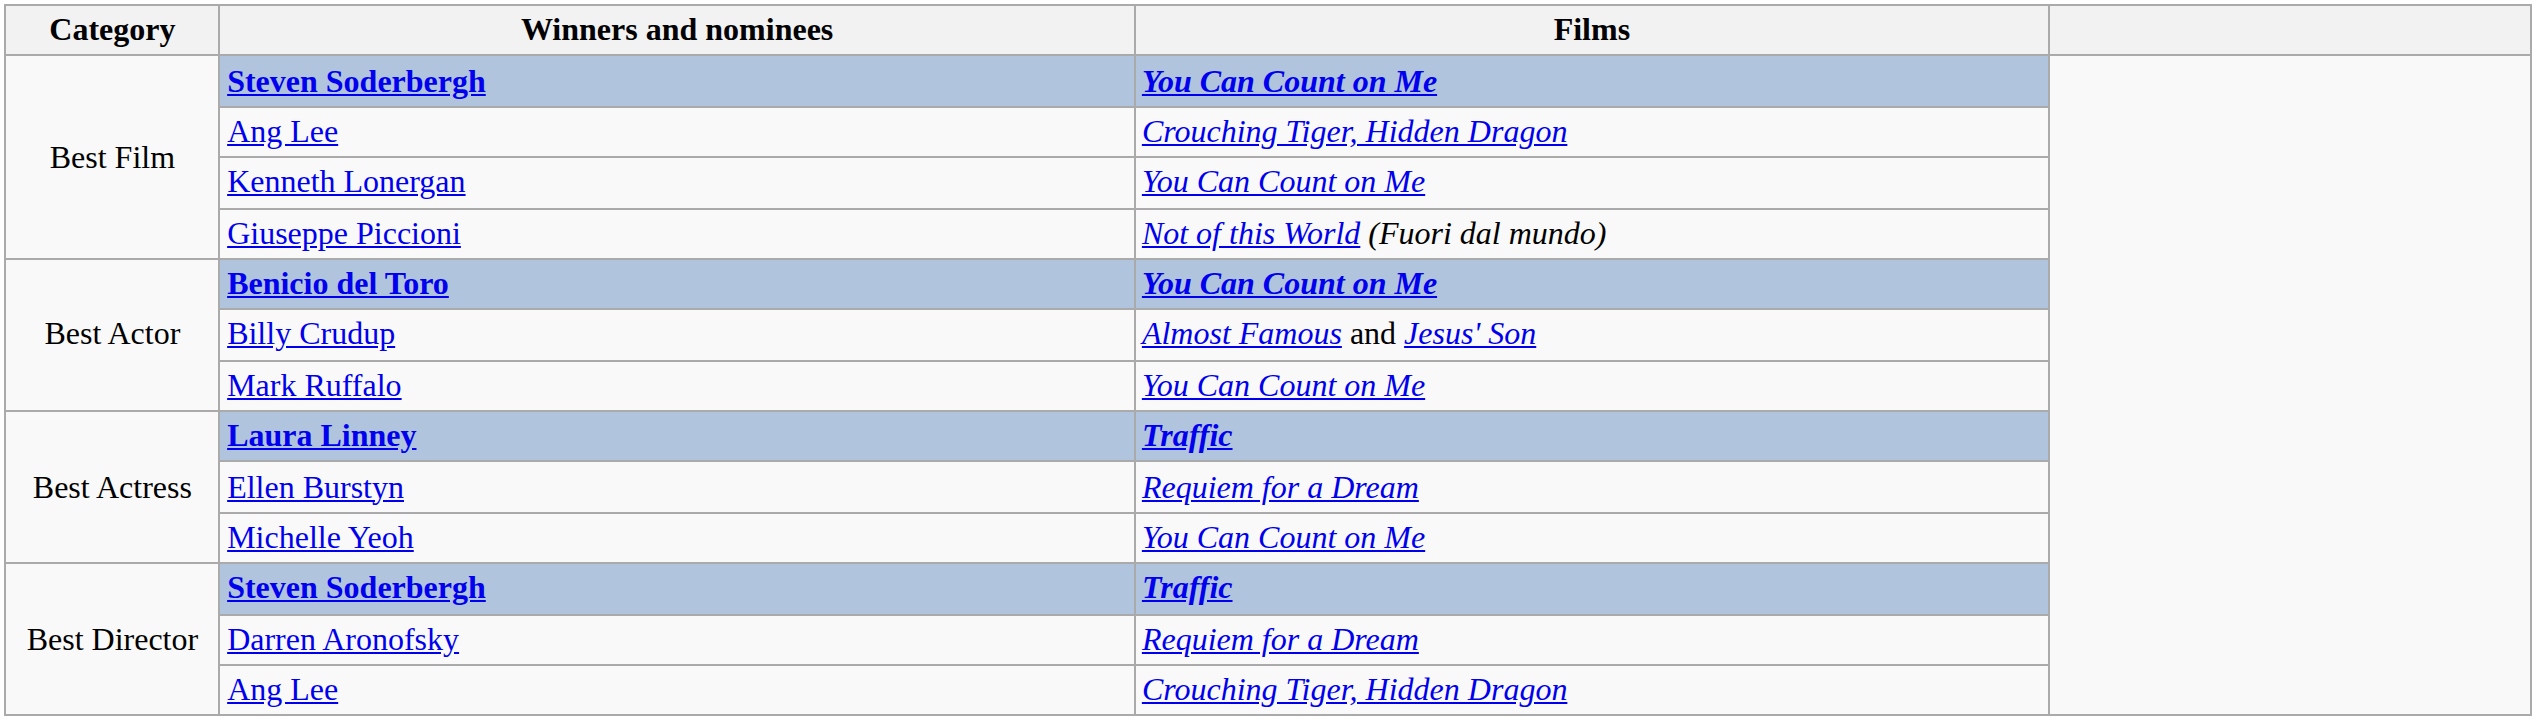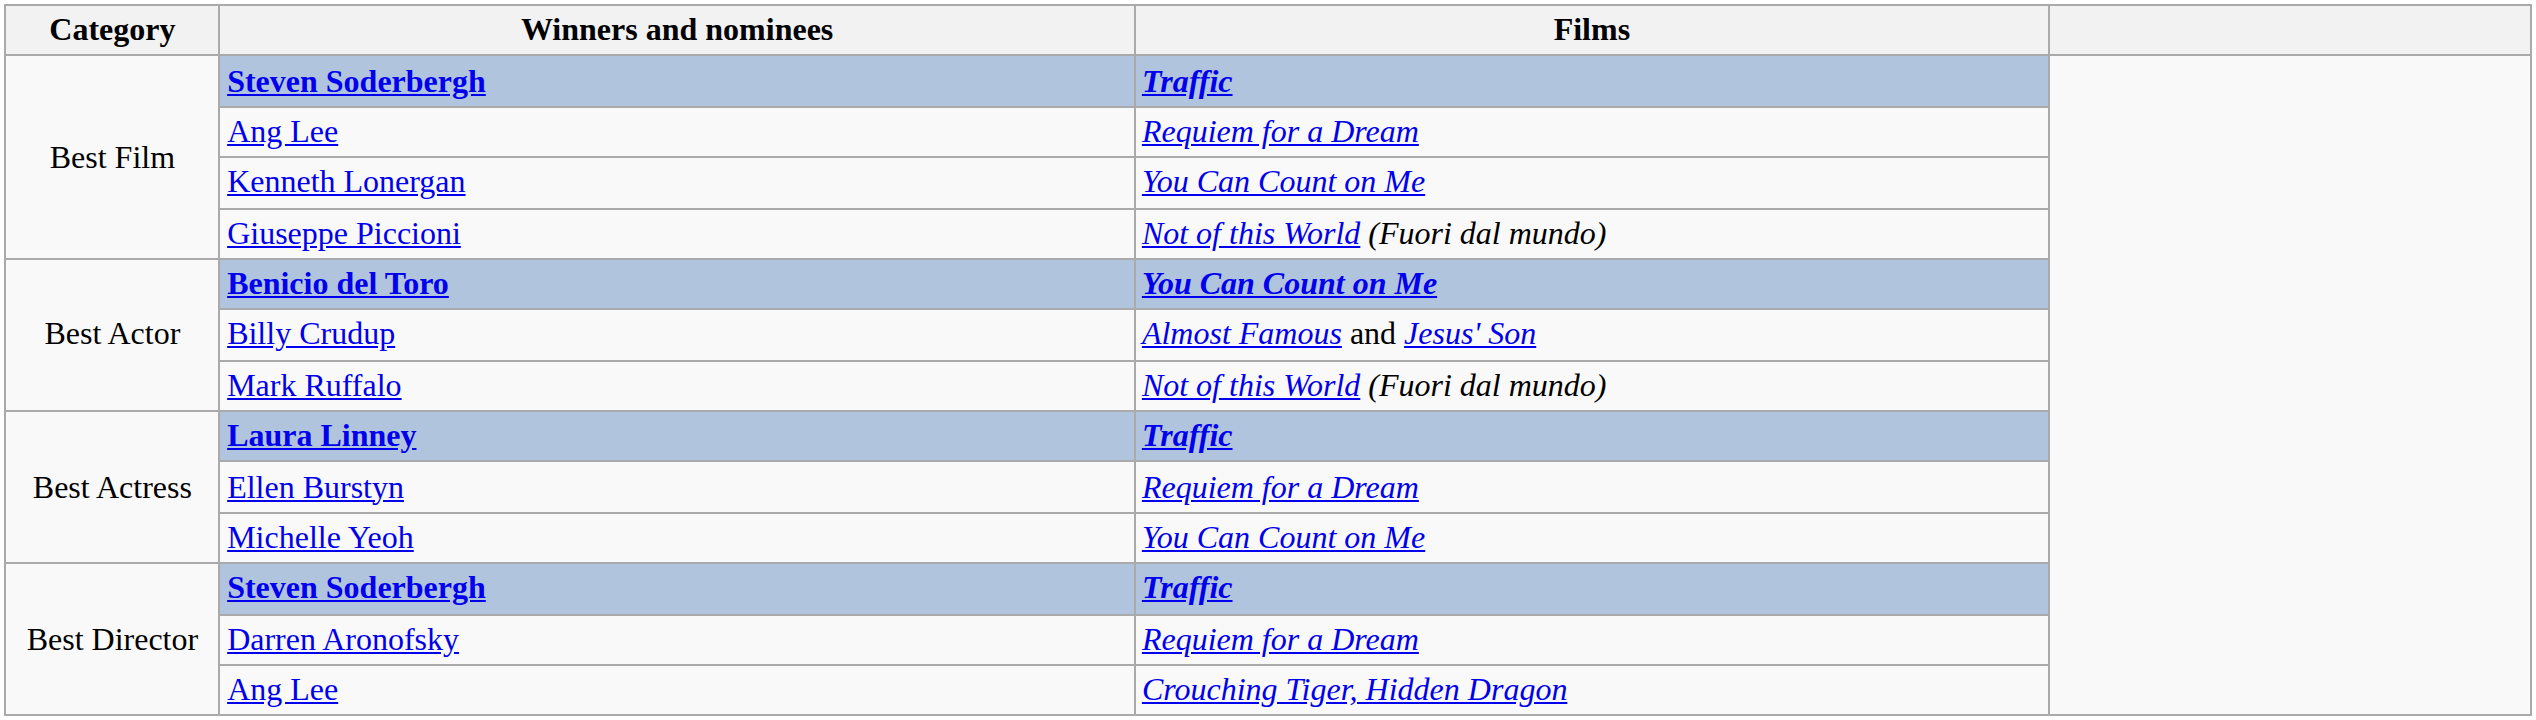(1289, 80) You Can Count on Me -> (1187, 80) Traffic
(1355, 131) Crouching Tiger, Hidden Dragon -> (1280, 131) Requiem for a Dream
(1284, 385) You Can Count on Me -> (1374, 385) Not of this World (Fuori dal mundo)
